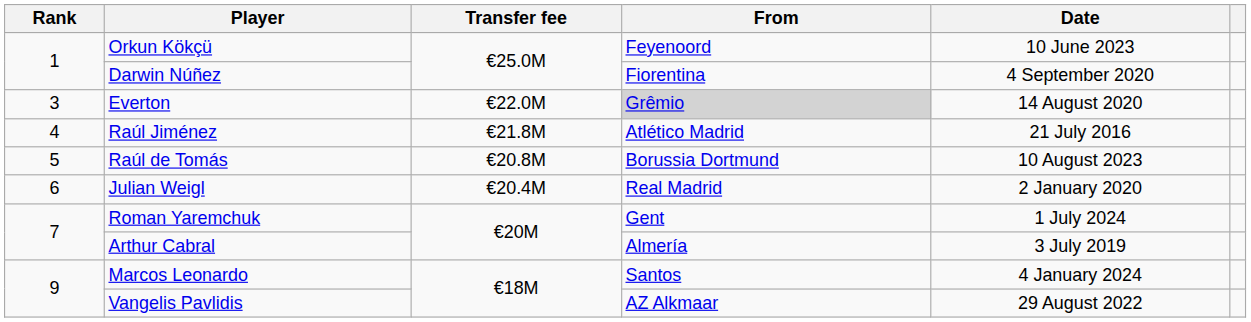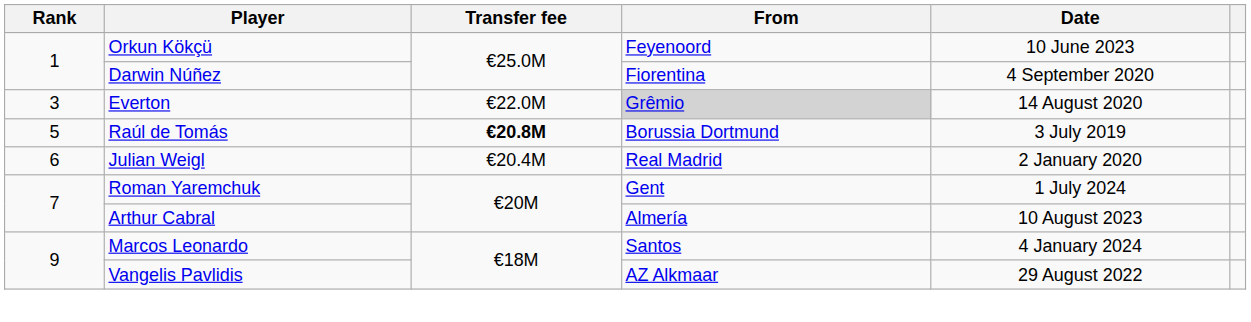- row: (163, 132)
(516, 160) normal -> (516, 132) bold
(1080, 160) 10 August 2023 -> (1080, 132) 3 July 2019
(1080, 246) 3 July 2019 -> (1080, 217) 10 August 2023
